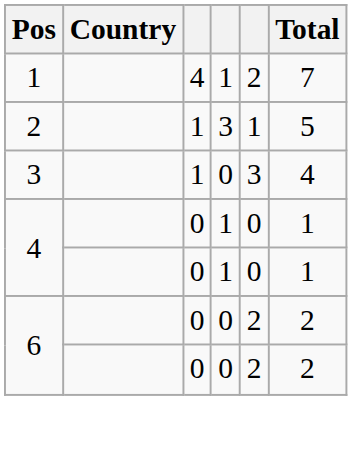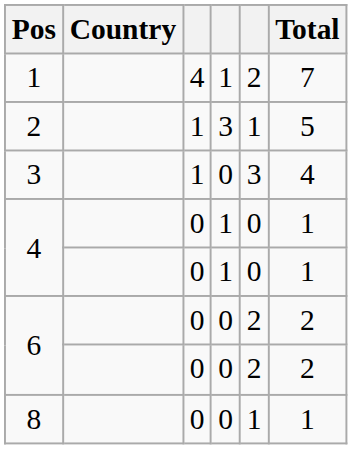+ row: (34, 417)
